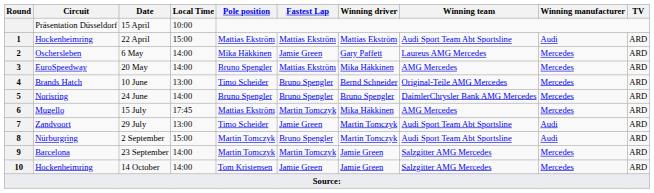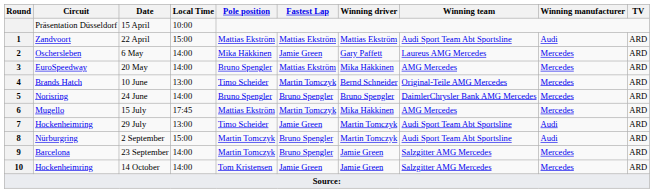(64, 39) Hockenheimring -> (53, 39) Zandvoort
(306, 81) Bruno Spengler -> (308, 81) Martin Tomczyk
(53, 124) Zandvoort -> (64, 124) Hockenheimring
(308, 152) Martin Tomczyk -> (306, 152) Bruno Spengler
